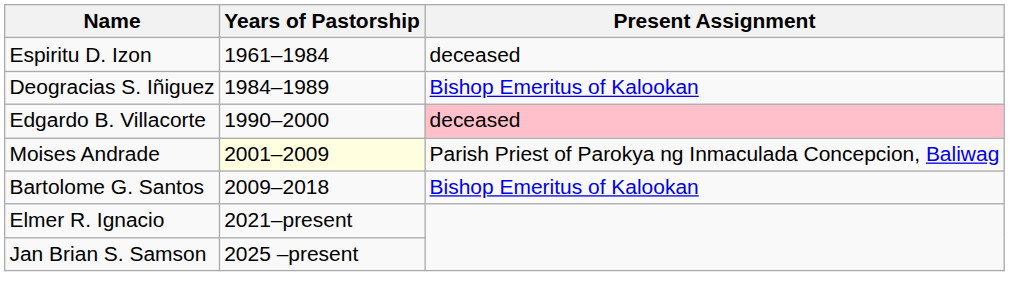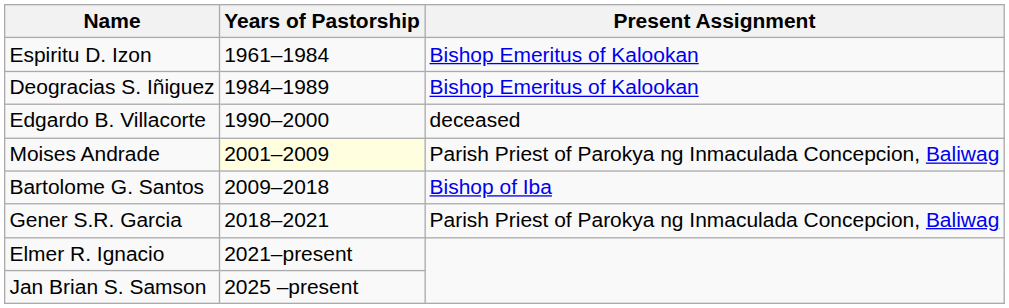(475, 54) deceased -> (564, 54) Bishop Emeritus of Kalookan
(475, 120) pink background -> (475, 120) no background
(564, 187) Bishop Emeritus of Kalookan -> (491, 187) Bishop of Iba
+ row: (96, 220)
